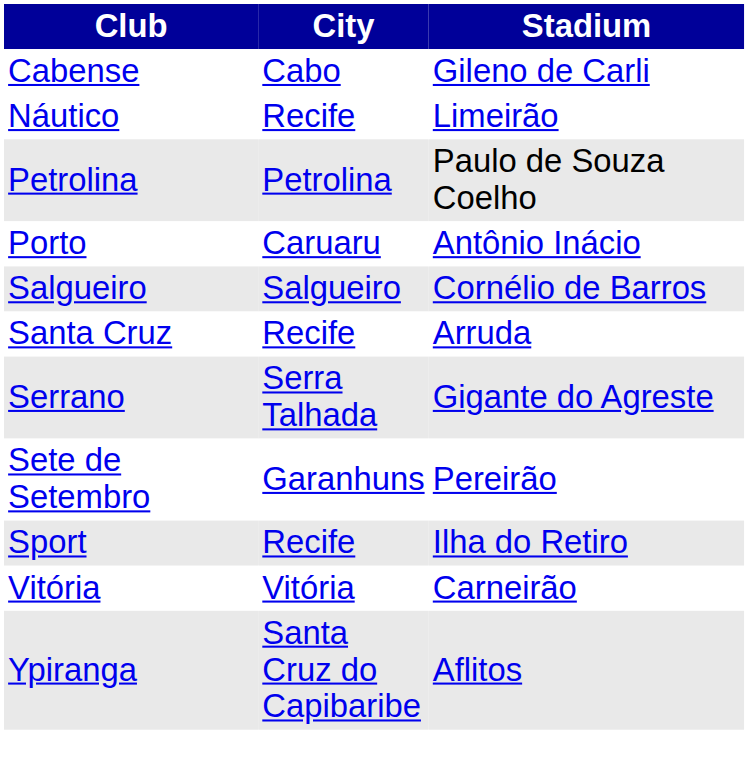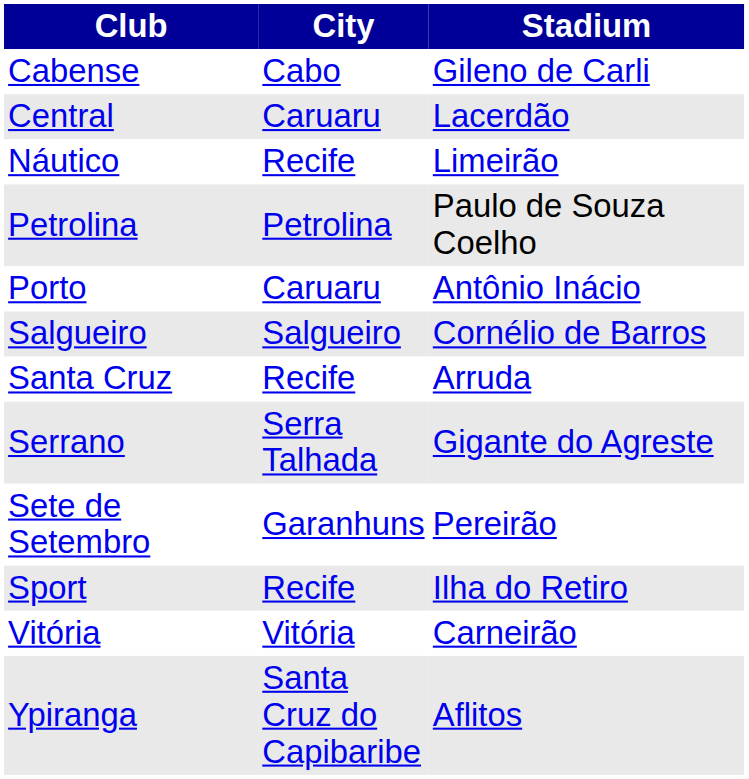+ row: (61, 116)
